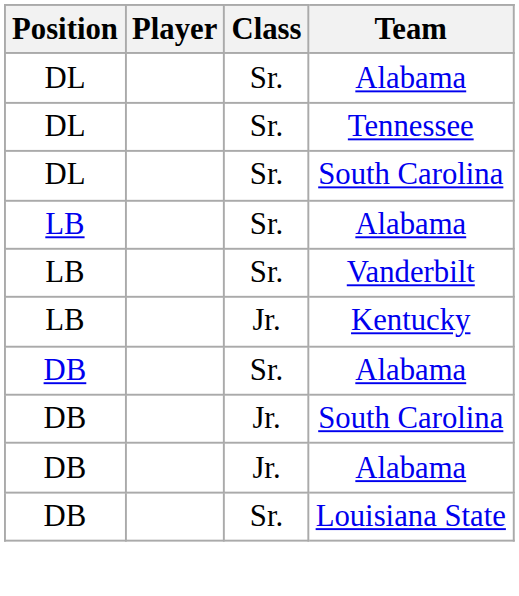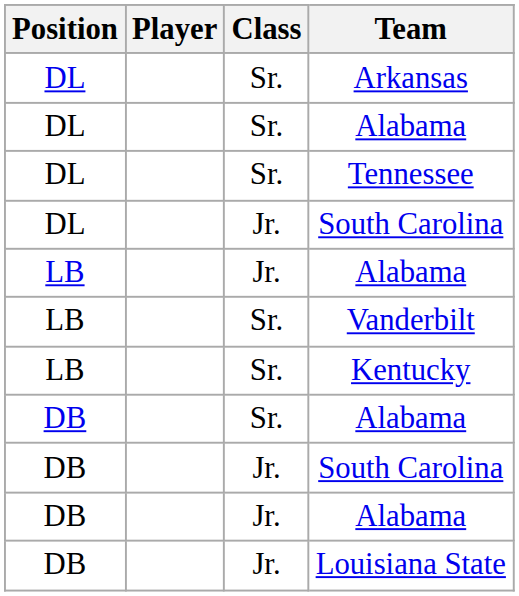+ row: (65, 77)
(266, 175) Sr. -> (266, 223) Jr.
(266, 223) Sr. -> (266, 272) Jr.
(266, 321) Jr. -> (266, 369) Sr.
(266, 516) Sr. -> (266, 564) Jr.
